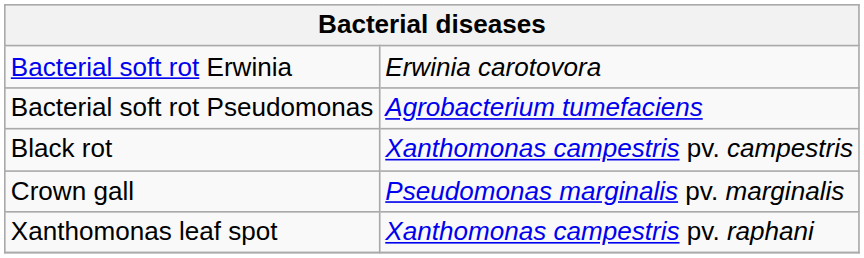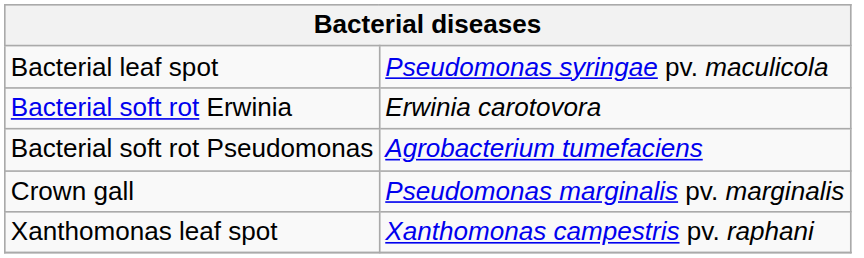+ row: (114, 66)
- row: (62, 149)
